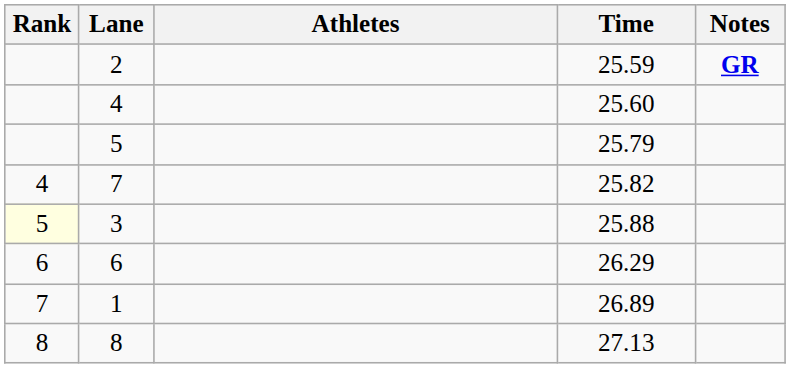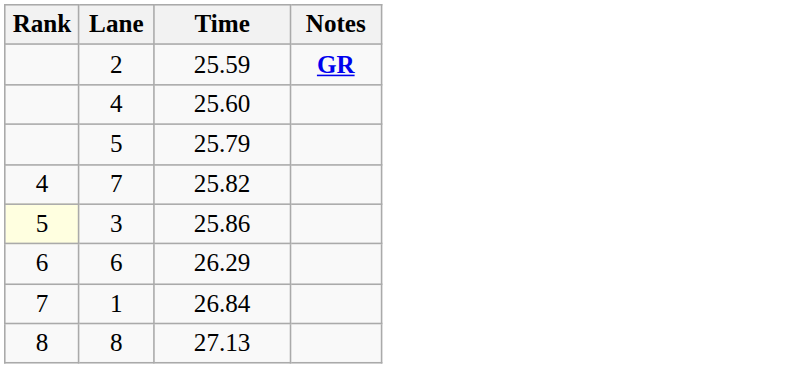- column: (356, 24)
(626, 223) 25.88 -> (222, 223) 25.86
(626, 303) 26.89 -> (222, 303) 26.84
